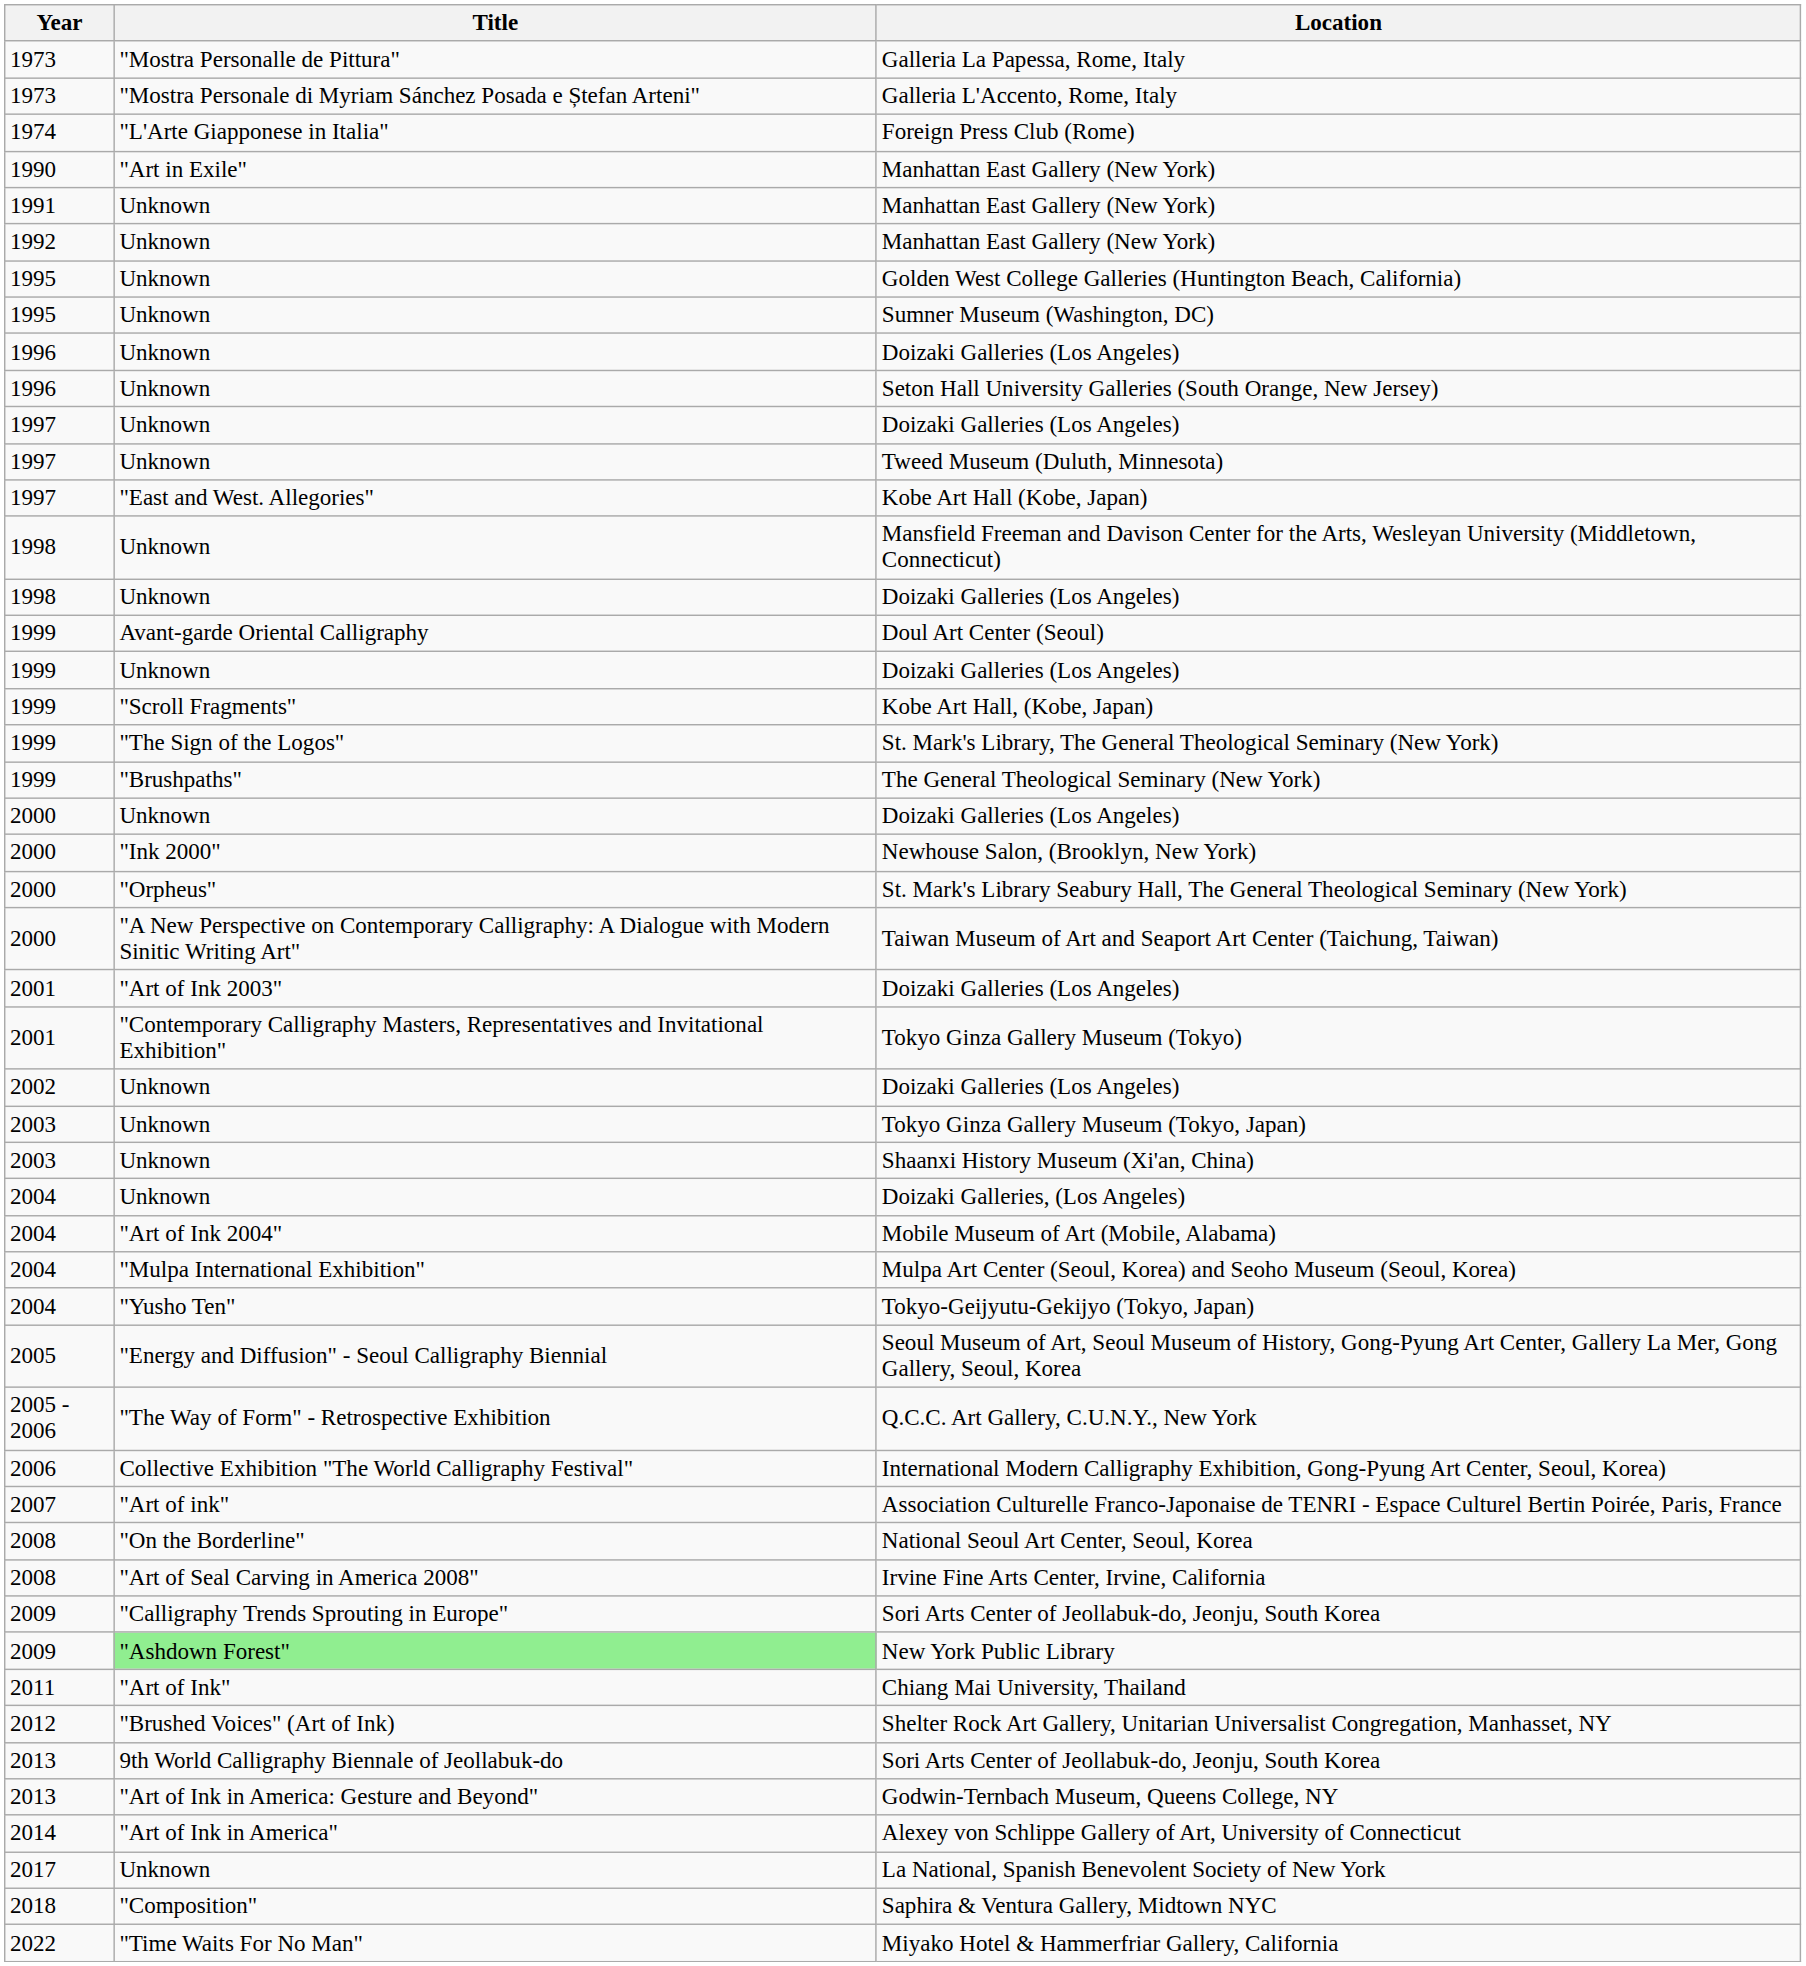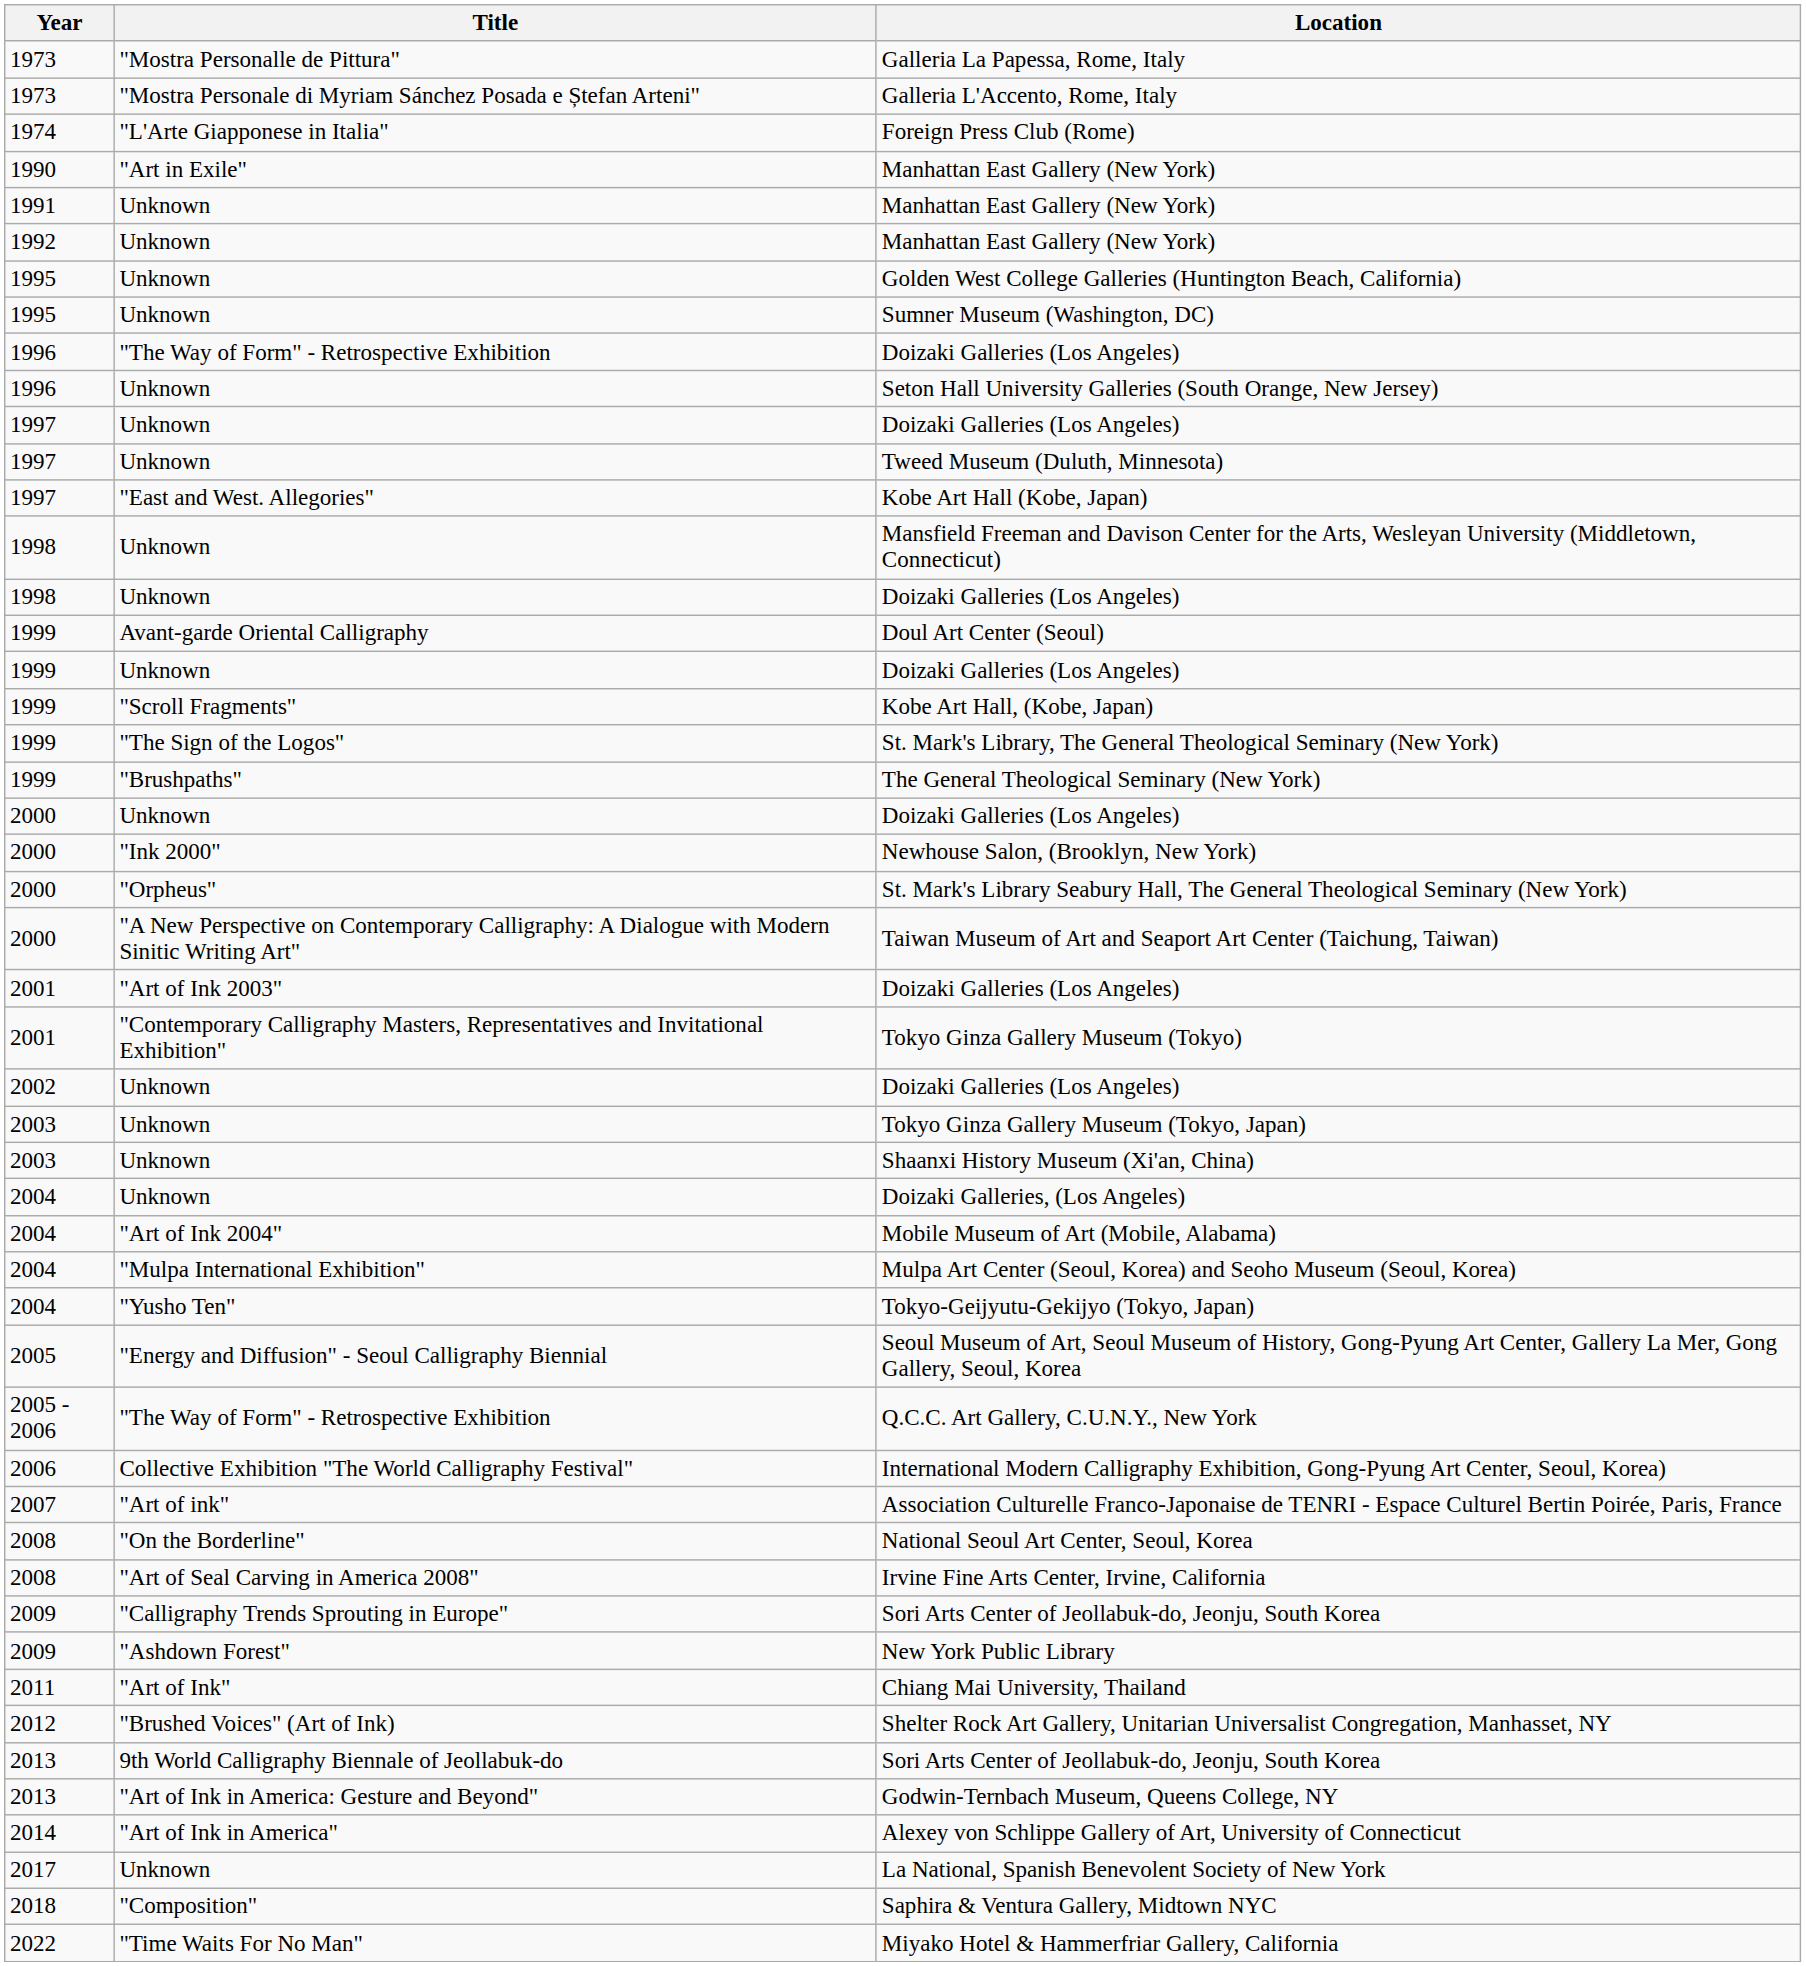(165, 351) Unknown -> (335, 351) "The Way of Form" - Retrospective Exhibition
(205, 1650) lightgreen background -> (205, 1650) no background
